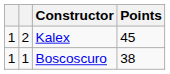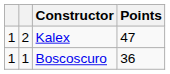(128, 37) 45 -> (128, 37) 47
(128, 59) 38 -> (128, 59) 36
